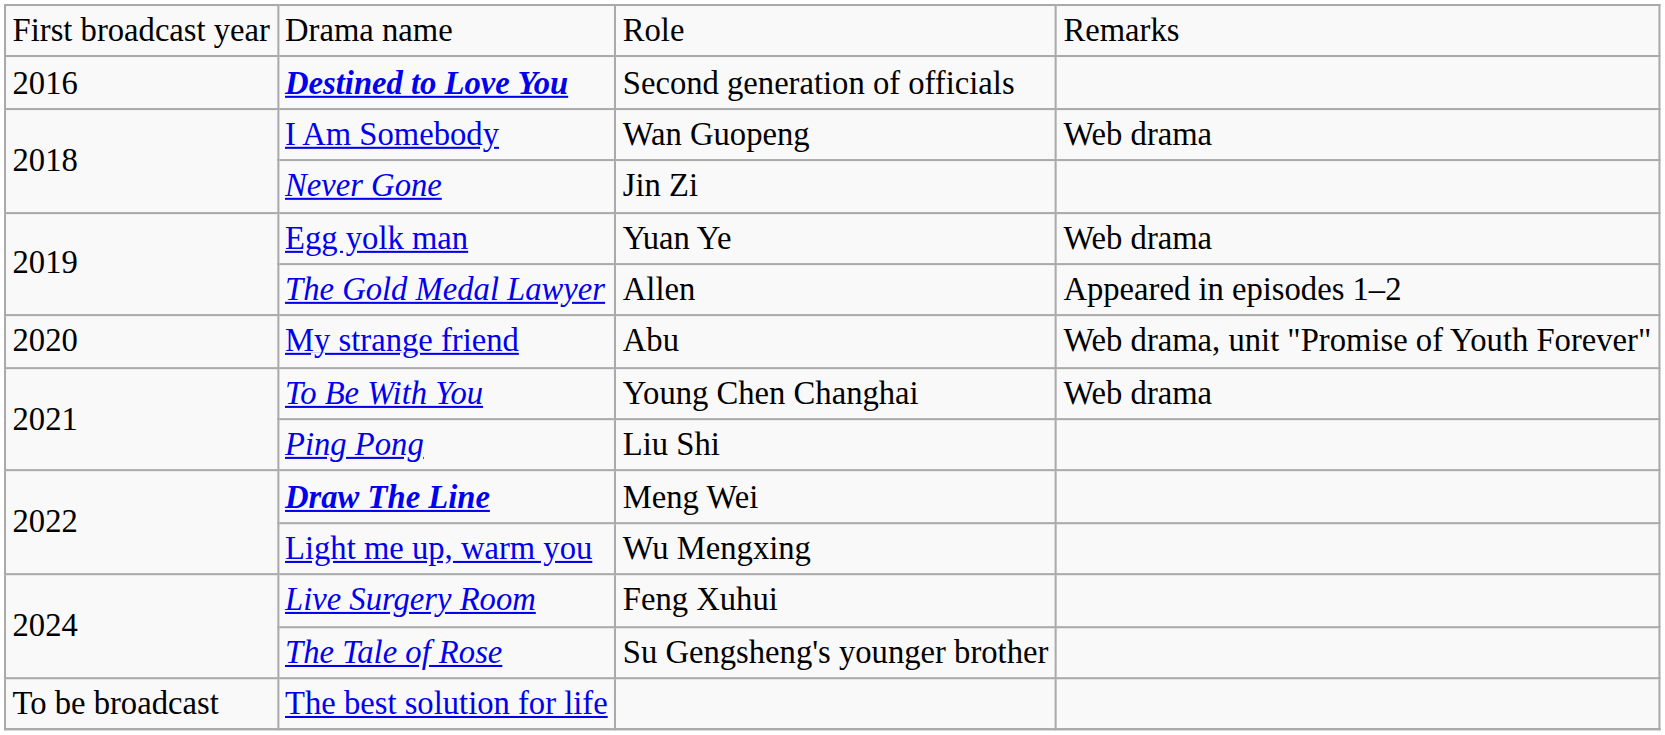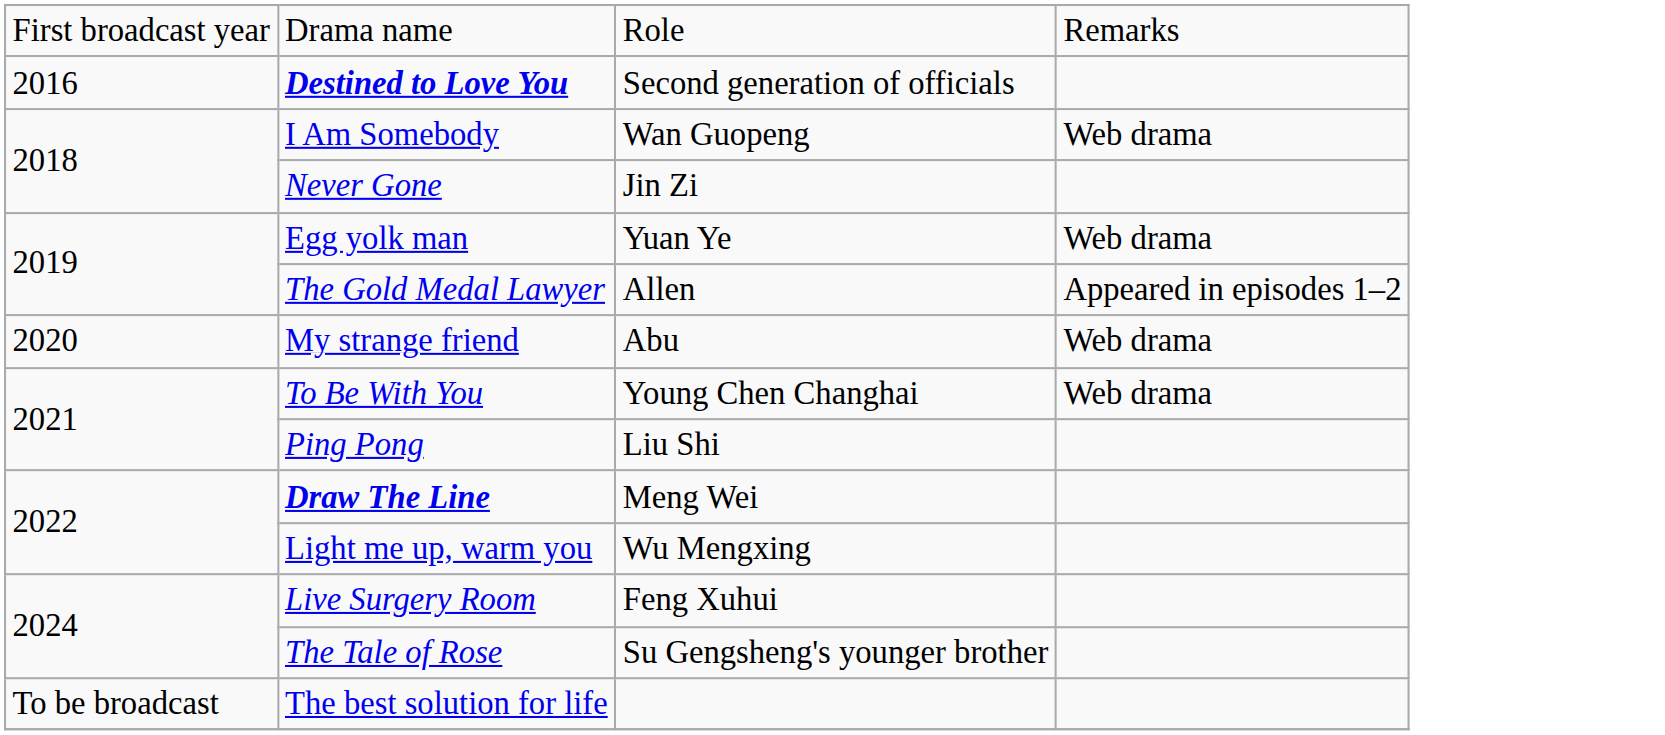(1357, 340) Web drama, unit "Promise of Youth Forever" -> (1138, 340) Web drama
